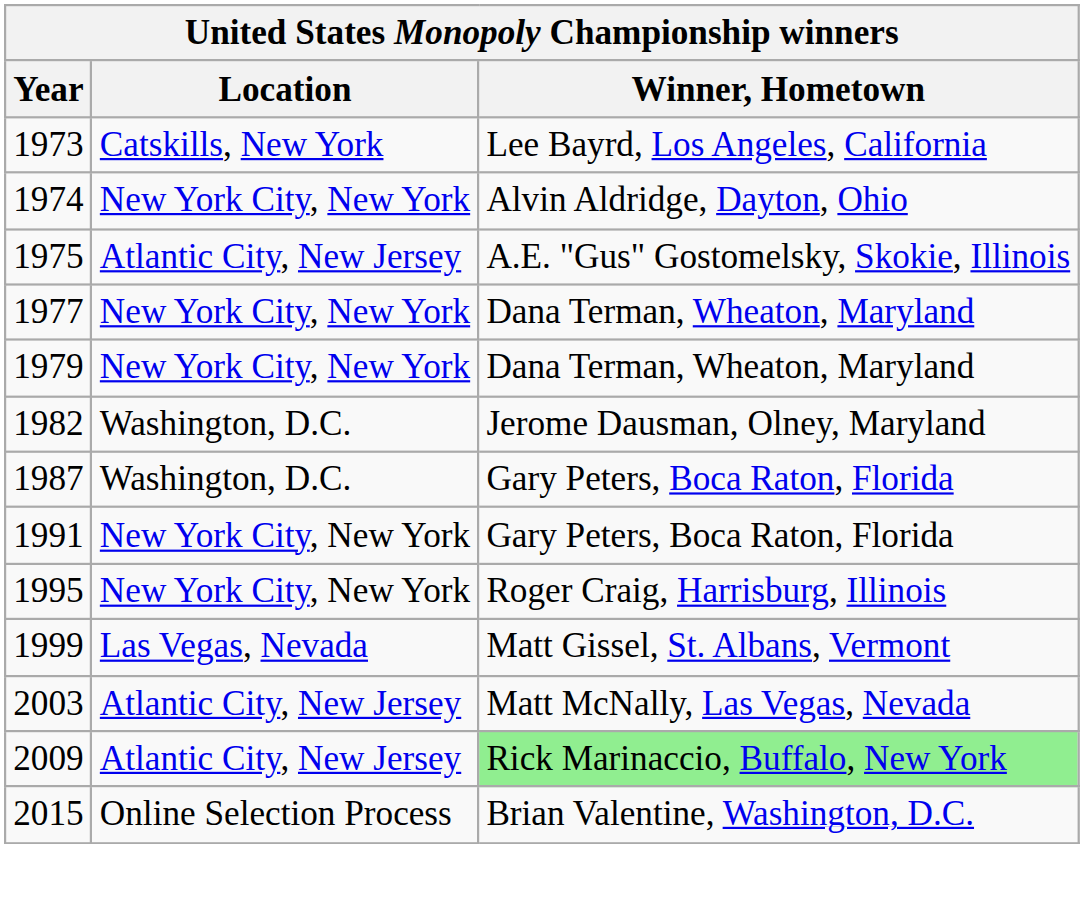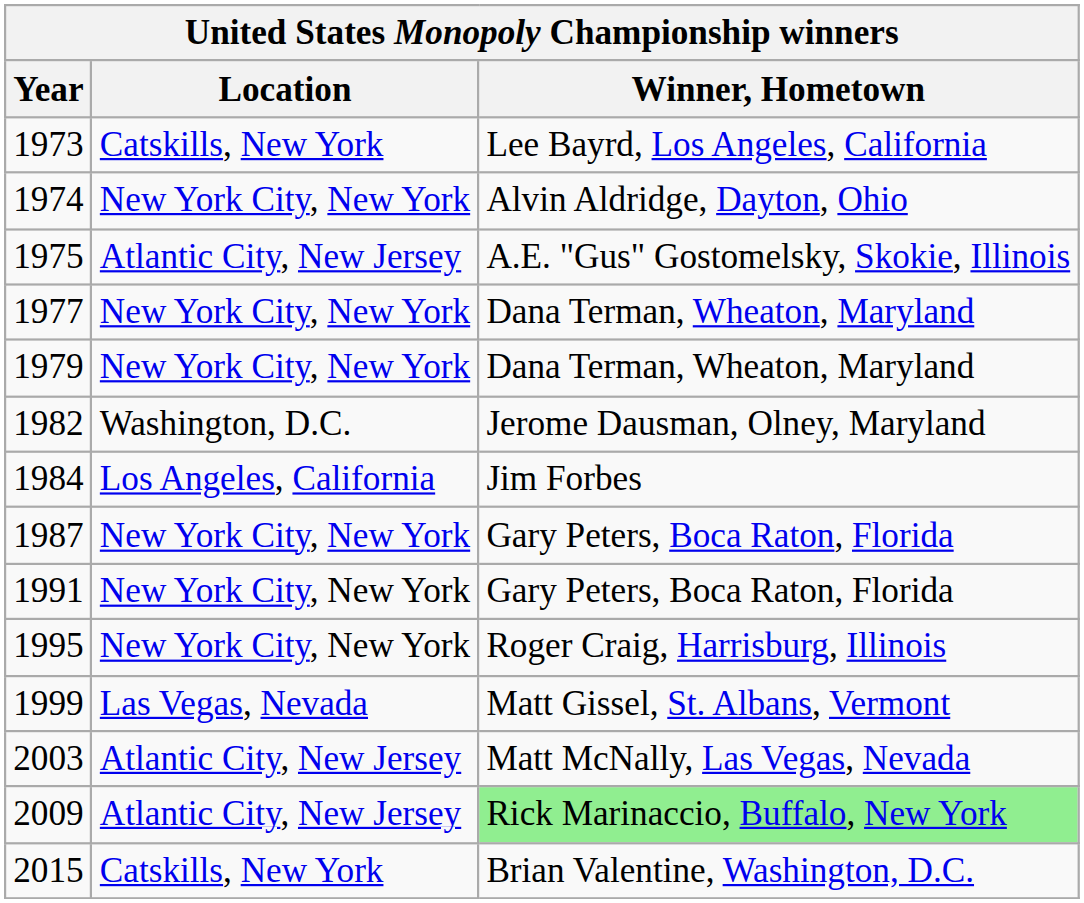+ row: (48, 479)
(226, 479) Washington, D.C. -> (285, 534) New York City, New York
(276, 813) Online Selection Process -> (242, 869) Catskills, New York
